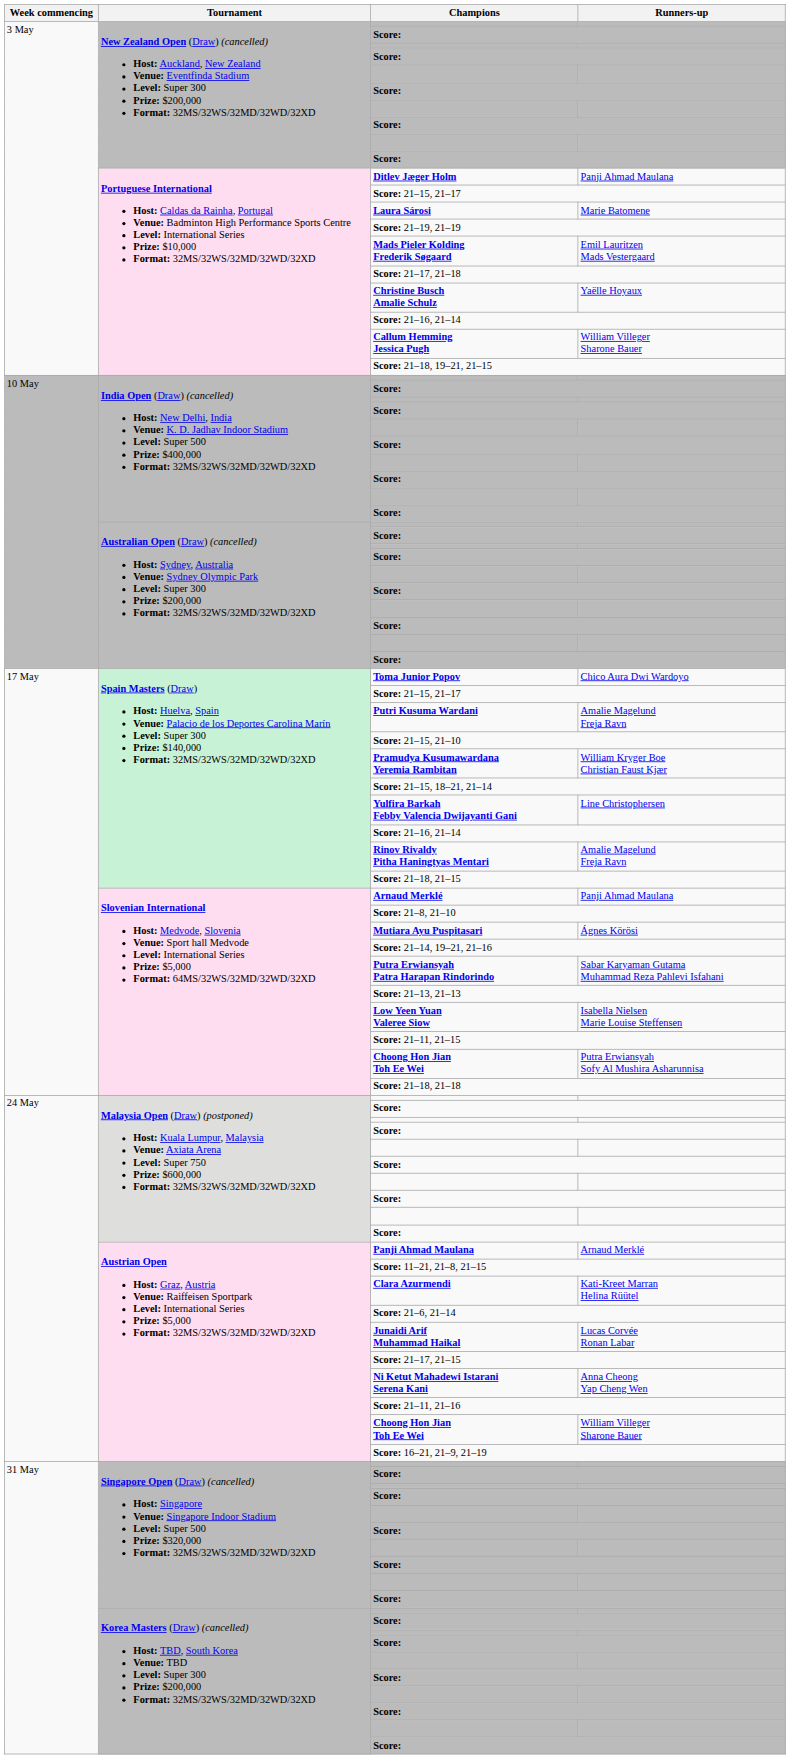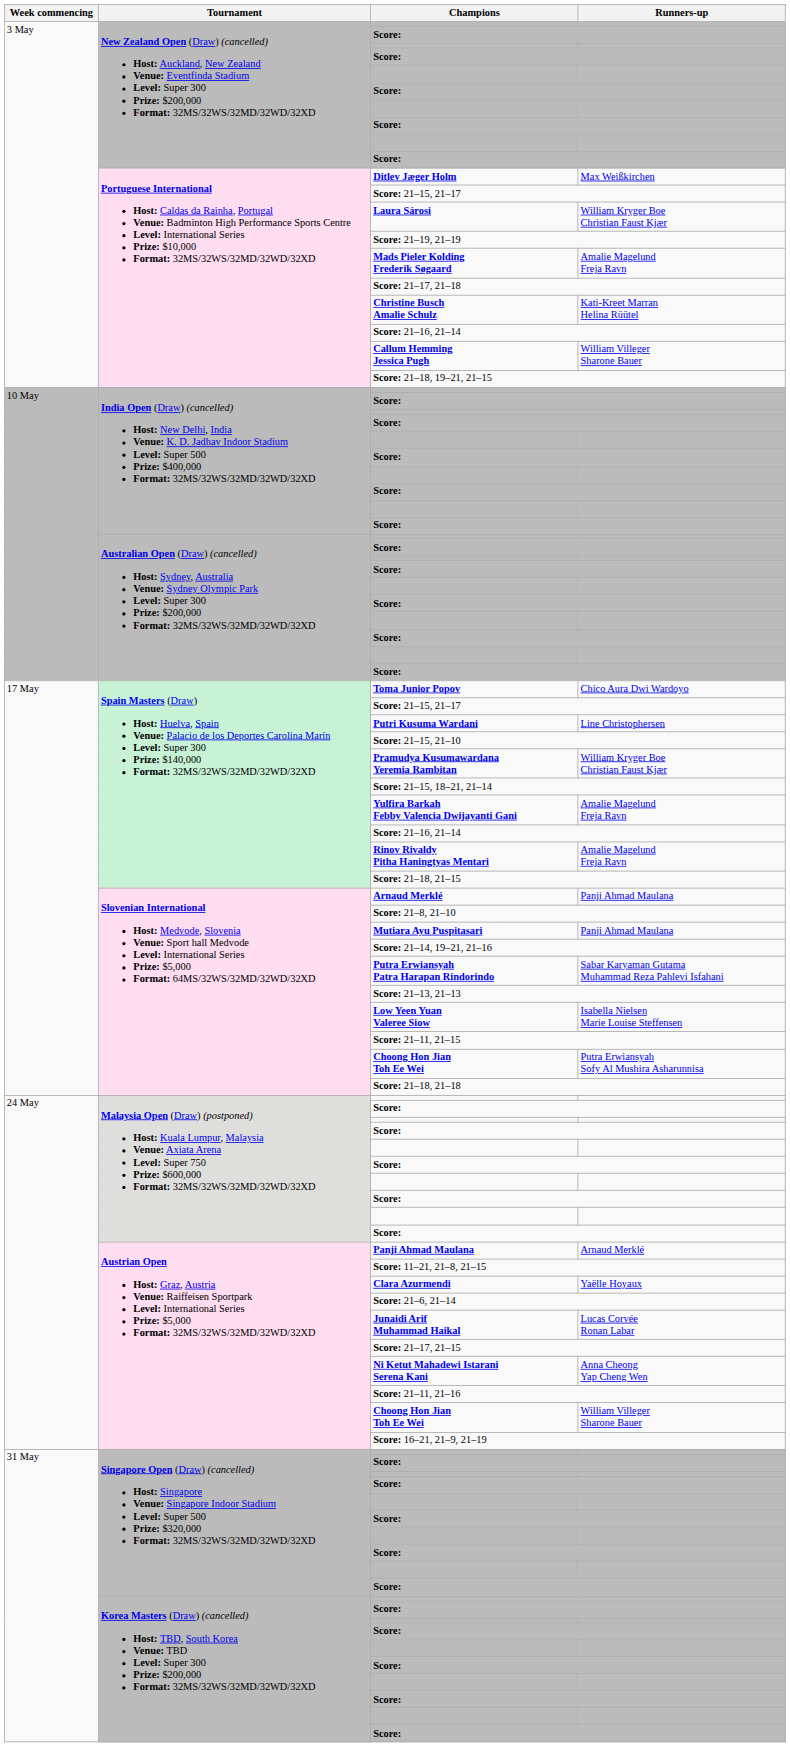(627, 176) Panji Ahmad Maulana -> (618, 176) Max Weißkirchen
(615, 210) Marie Batomene -> (624, 216) William Kryger Boe Christian Faust Kjær
(618, 250) Emil Lauritzen Mads Vestergaard -> (618, 263) Amalie Magelund Freja Ravn
(611, 291) Yaëlle Hoyaux -> (619, 309) Kati-Kreet Marran Helina Rüütel
(618, 717) Amalie Magelund Freja Ravn -> (623, 723) Line Christophersen
(623, 803) Line Christophersen -> (618, 809) Amalie Magelund Freja Ravn
(609, 930) Ágnes Körösi -> (627, 930) Panji Ahmad Maulana
(619, 1290) Kati-Kreet Marran Helina Rüütel -> (611, 1284) Yaëlle Hoyaux
